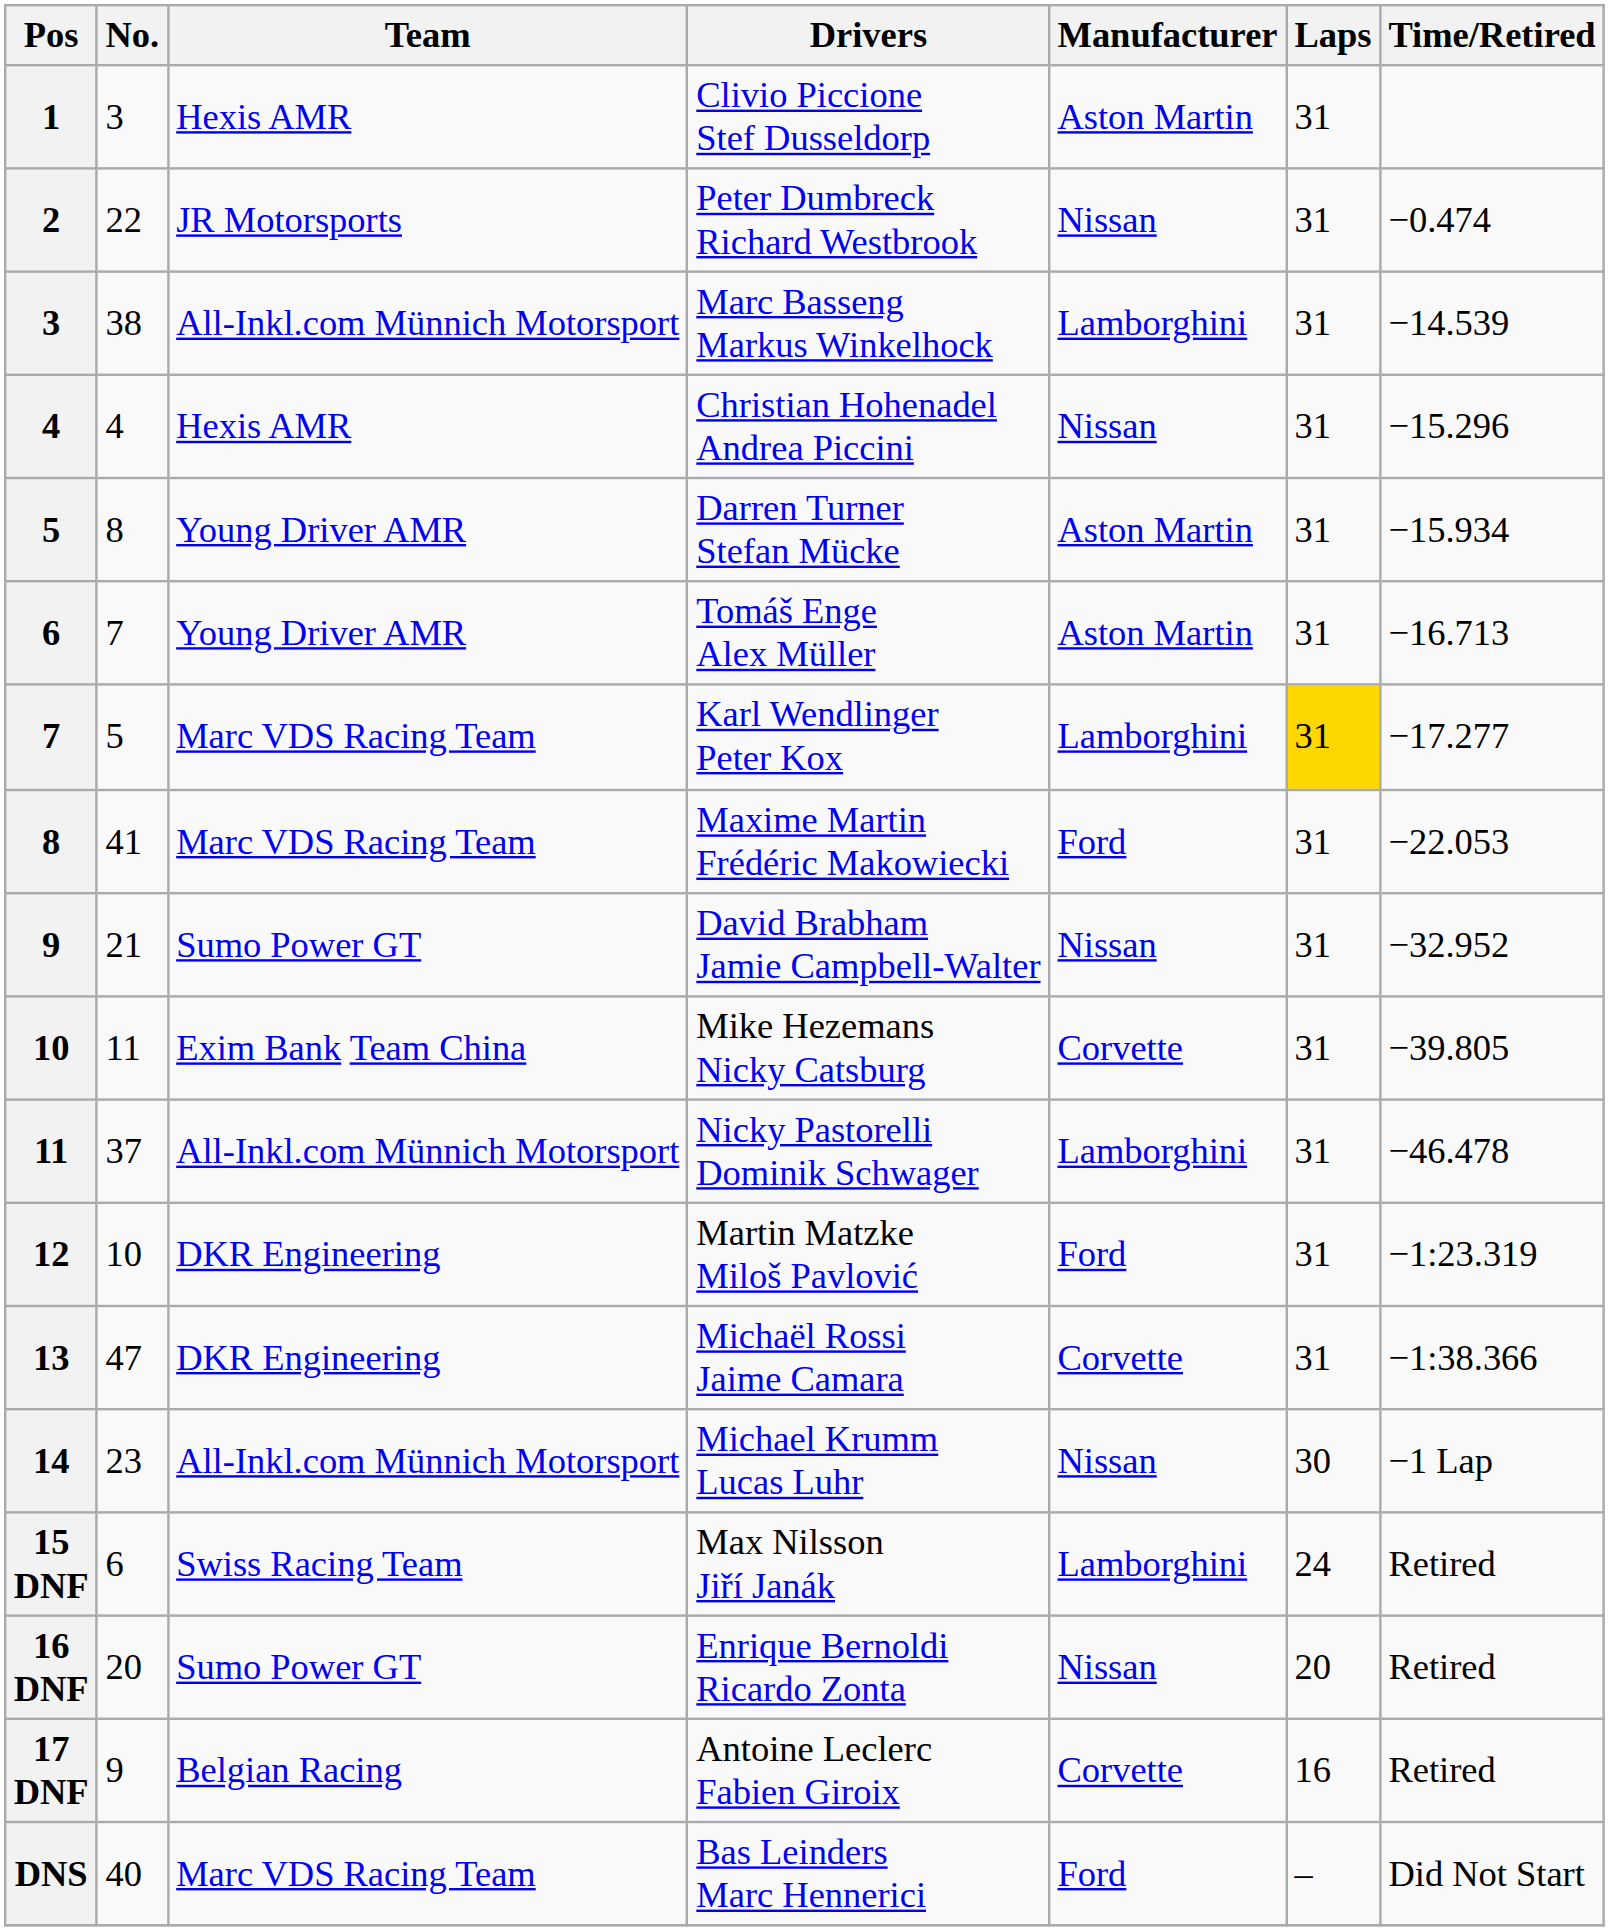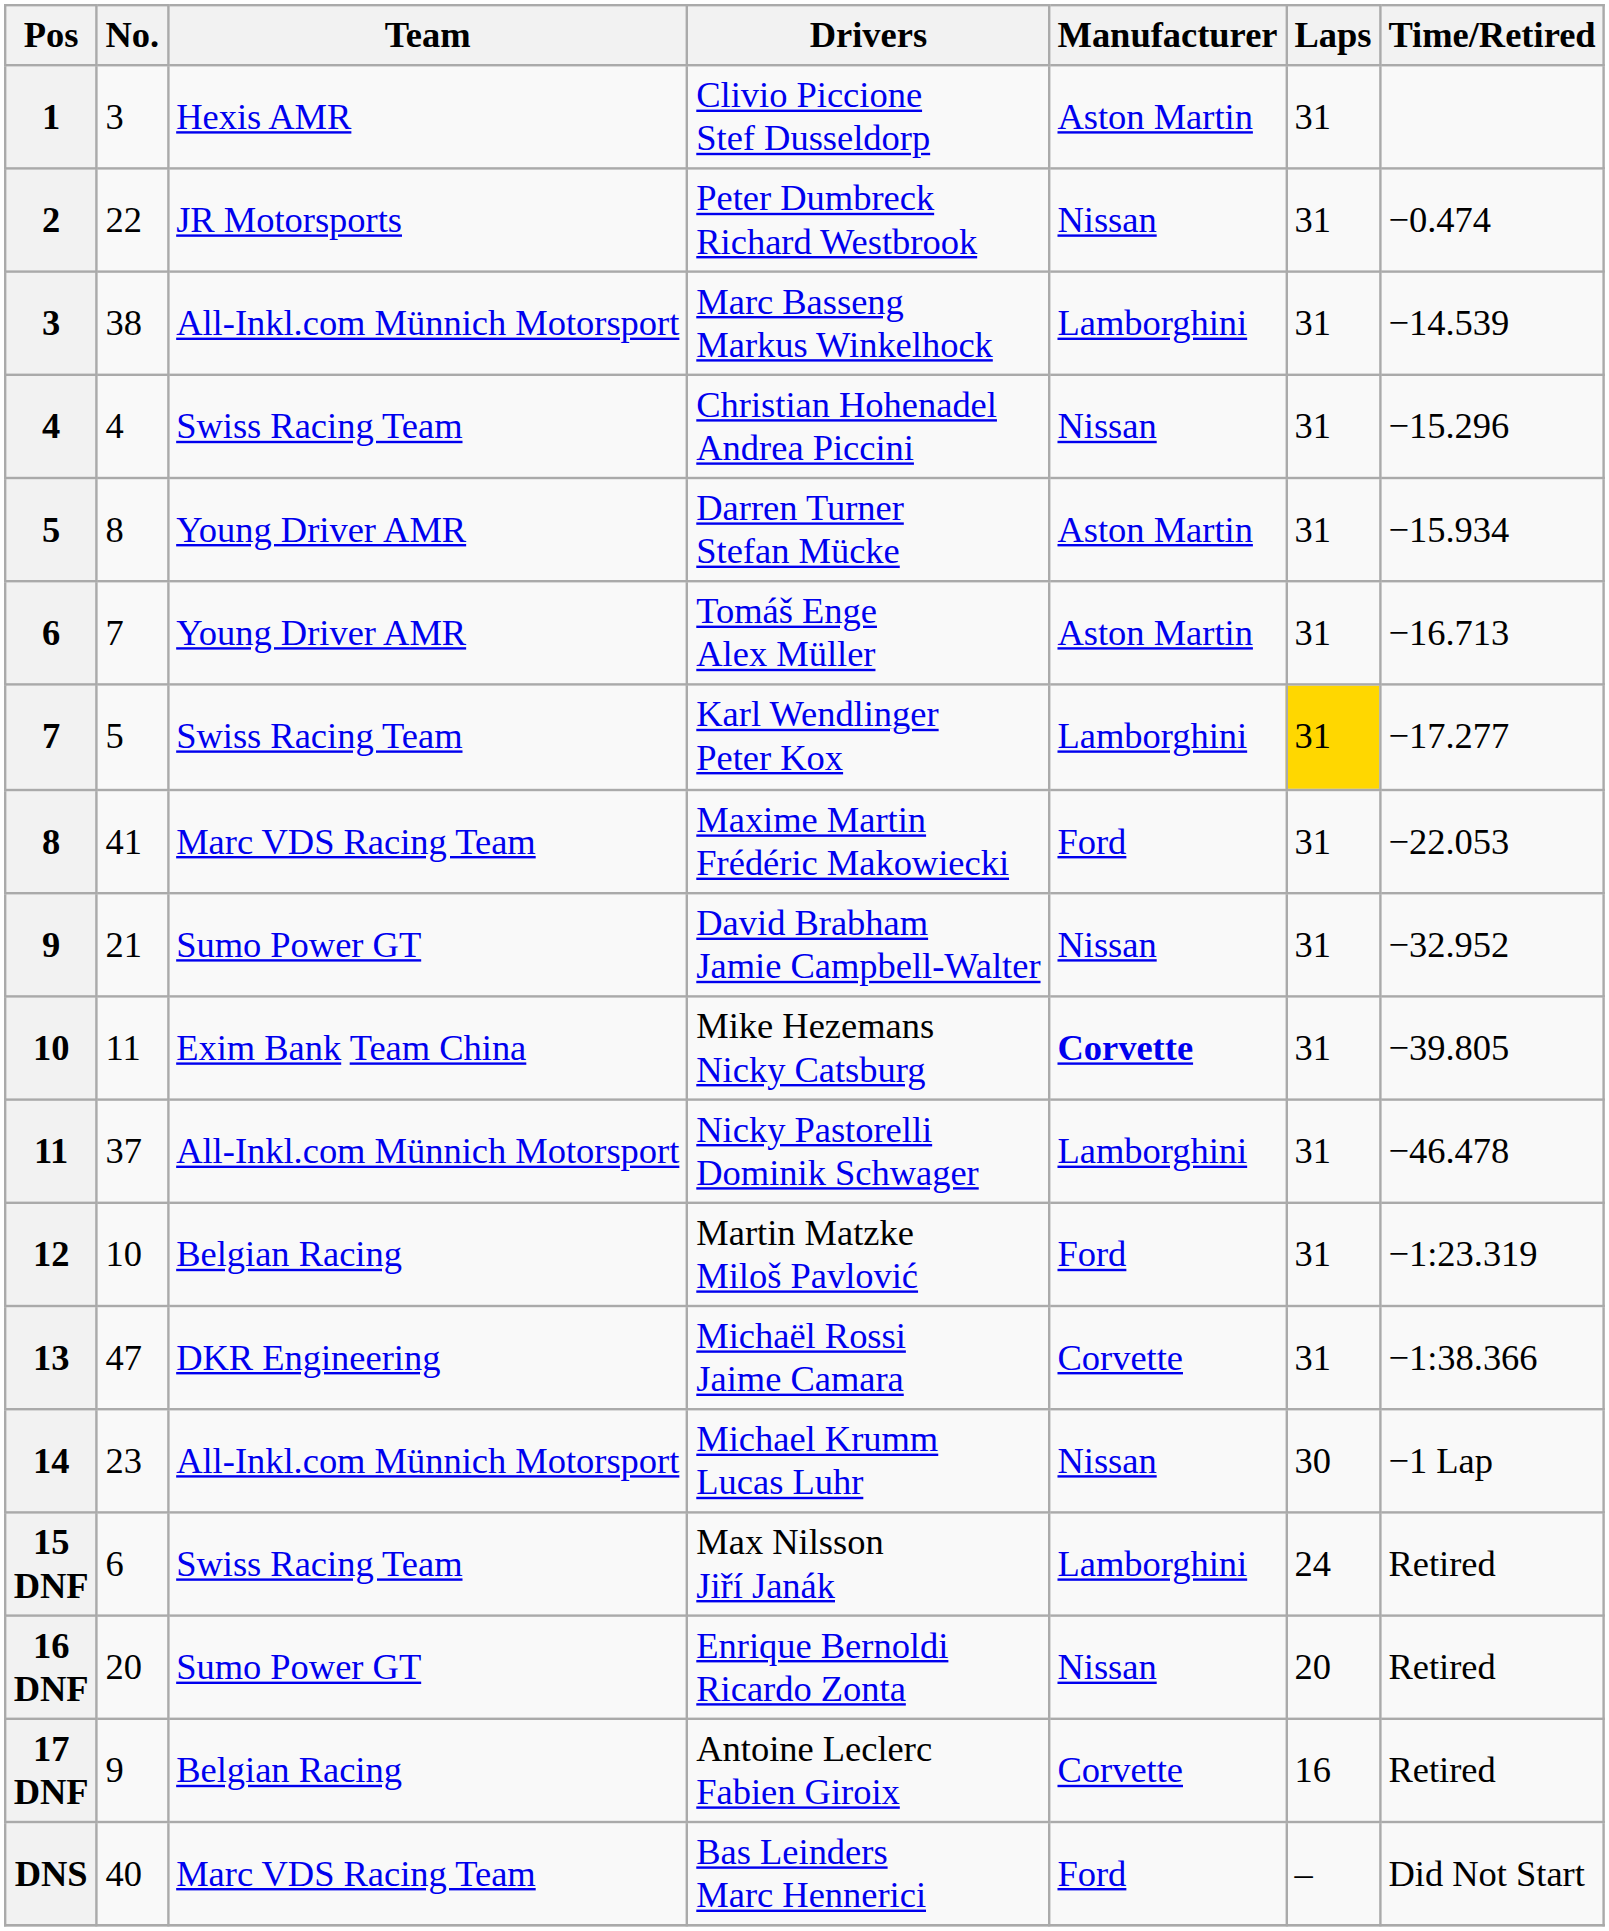(264, 426) Hexis AMR -> (319, 426) Swiss Racing Team
(356, 736) Marc VDS Racing Team -> (319, 736) Swiss Racing Team
(1120, 1046) normal -> (1125, 1046) bold
(308, 1253) DKR Engineering -> (289, 1253) Belgian Racing
